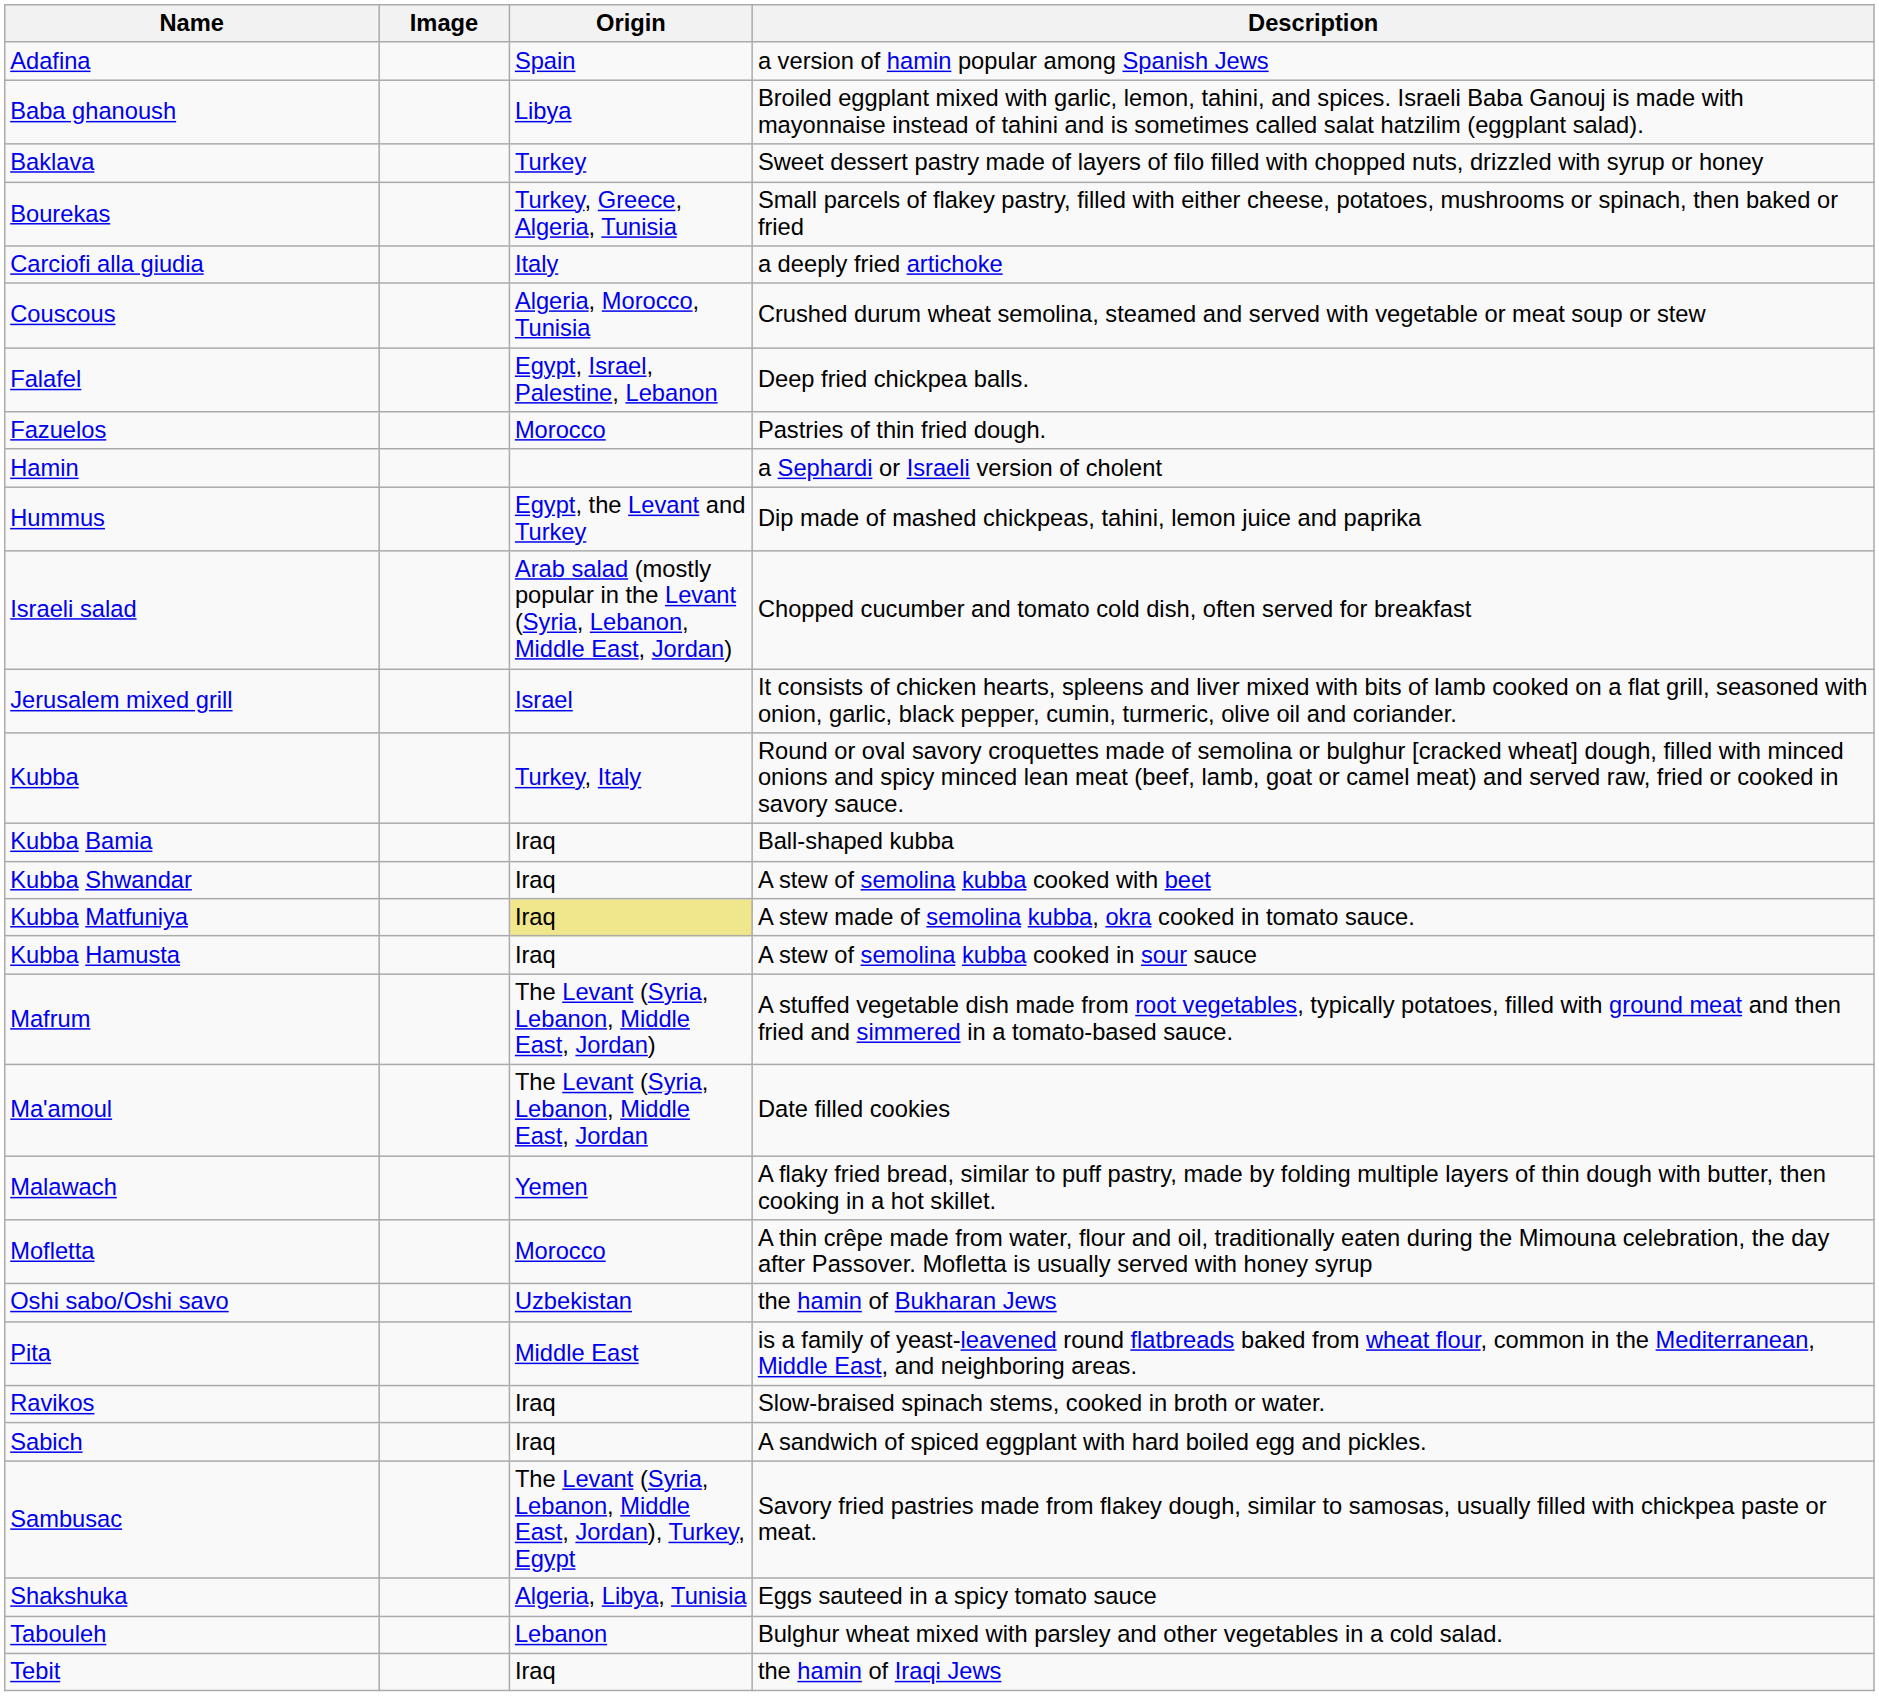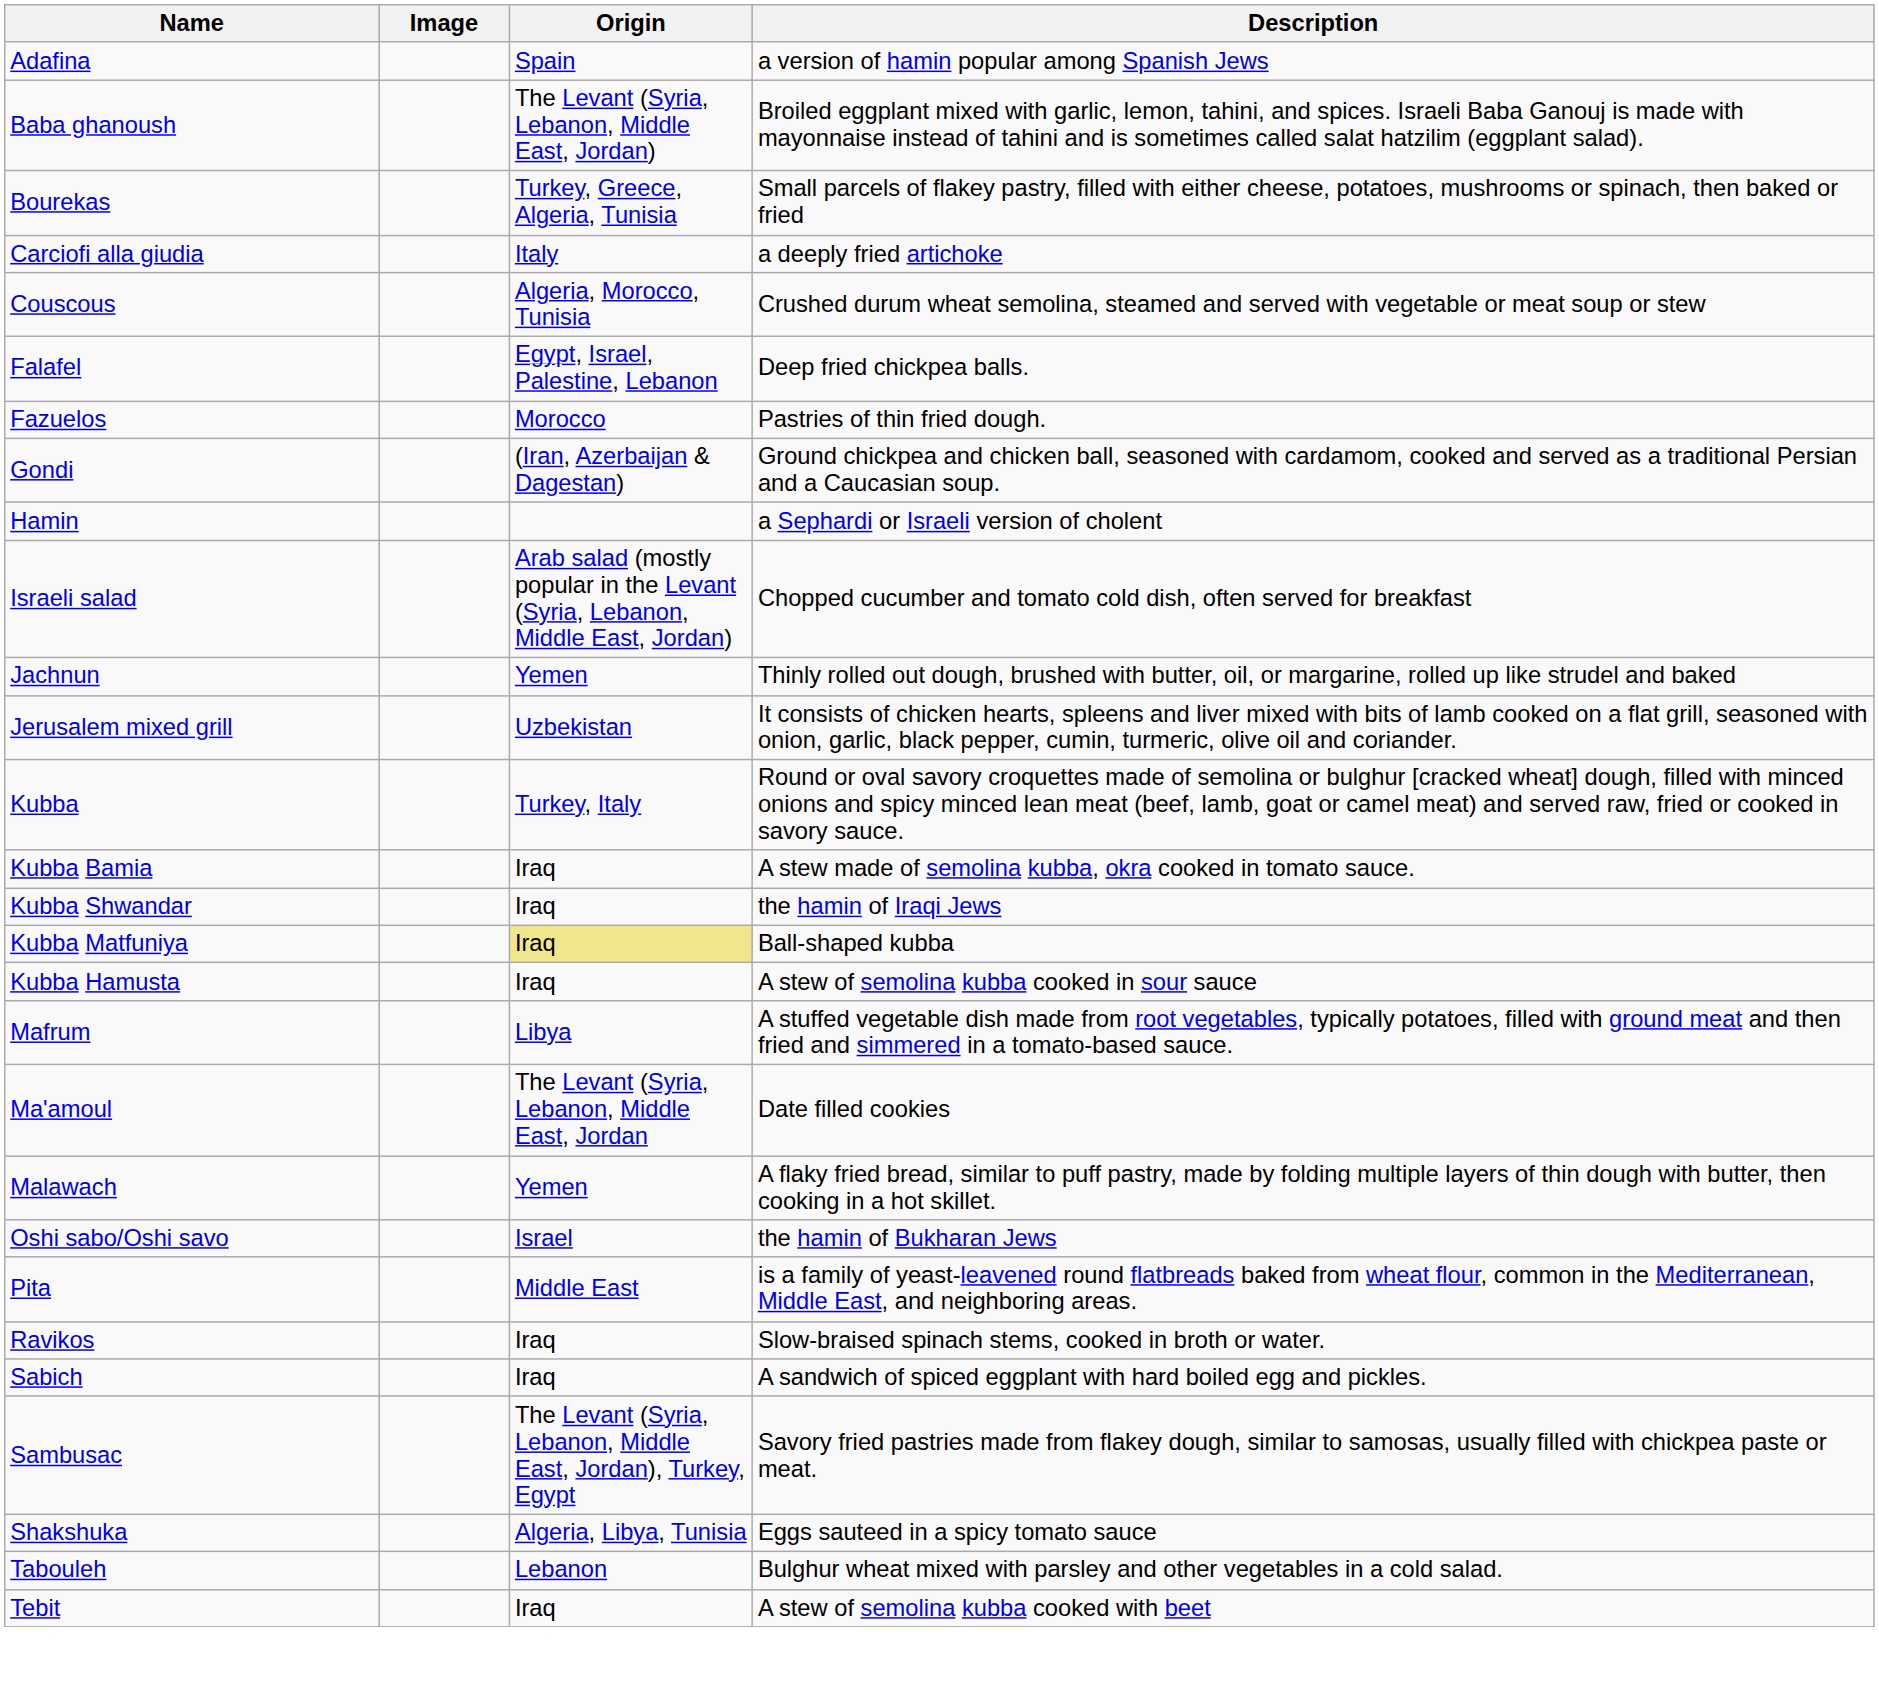(543, 111) Libya -> (612, 125) The Levant (Syria, Lebanon, Middle East, Jordan)
- row: (52, 162)
+ row: (42, 470)
- row: (58, 518)
+ row: (55, 676)
(544, 700) Israel -> (573, 727) Uzbekistan
(856, 842) Ball-shaped kubba -> (1086, 868) A stew made of semolina kubba, okra cooked in tomato sauce.
(984, 879) A stew of semolina kubba cooked with beet -> (880, 906) the hamin of Iraqi Jews
(1086, 917) A stew made of semolina kubba, okra cooked in tomato sauce. -> (856, 943) Ball-shaped kubba
(612, 1018) The Levant (Syria, Lebanon, Middle East, Jordan) -> (543, 1032) Libya
- row: (52, 1251)
(573, 1302) Uzbekistan -> (544, 1238) Israel
(880, 1671) the hamin of Iraqi Jews -> (984, 1607) A stew of semolina kubba cooked with beet
